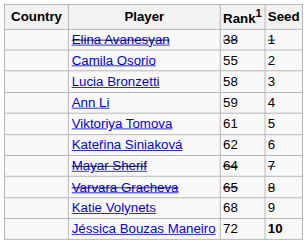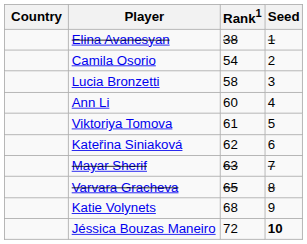(230, 60) 55 -> (230, 60) 54
(230, 102) 59 -> (230, 102) 60
(230, 166) 64 -> (230, 166) 63
